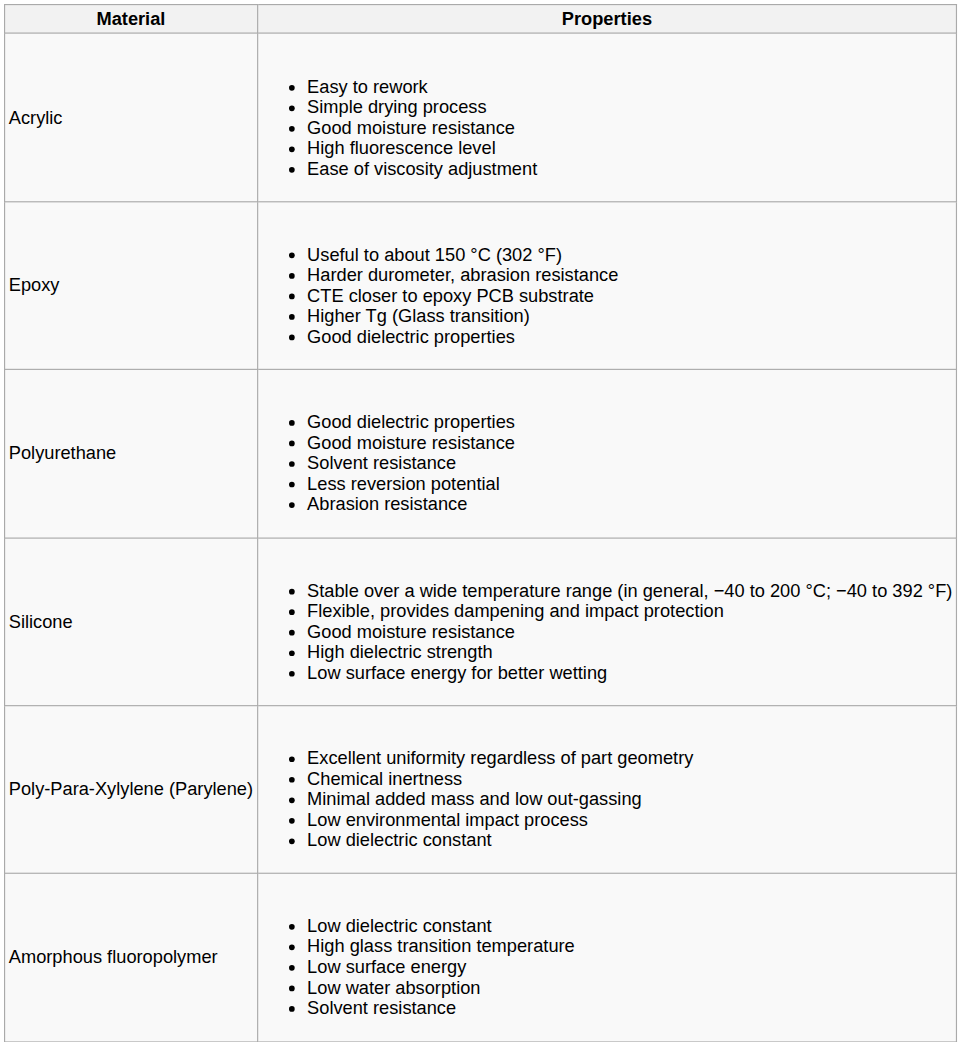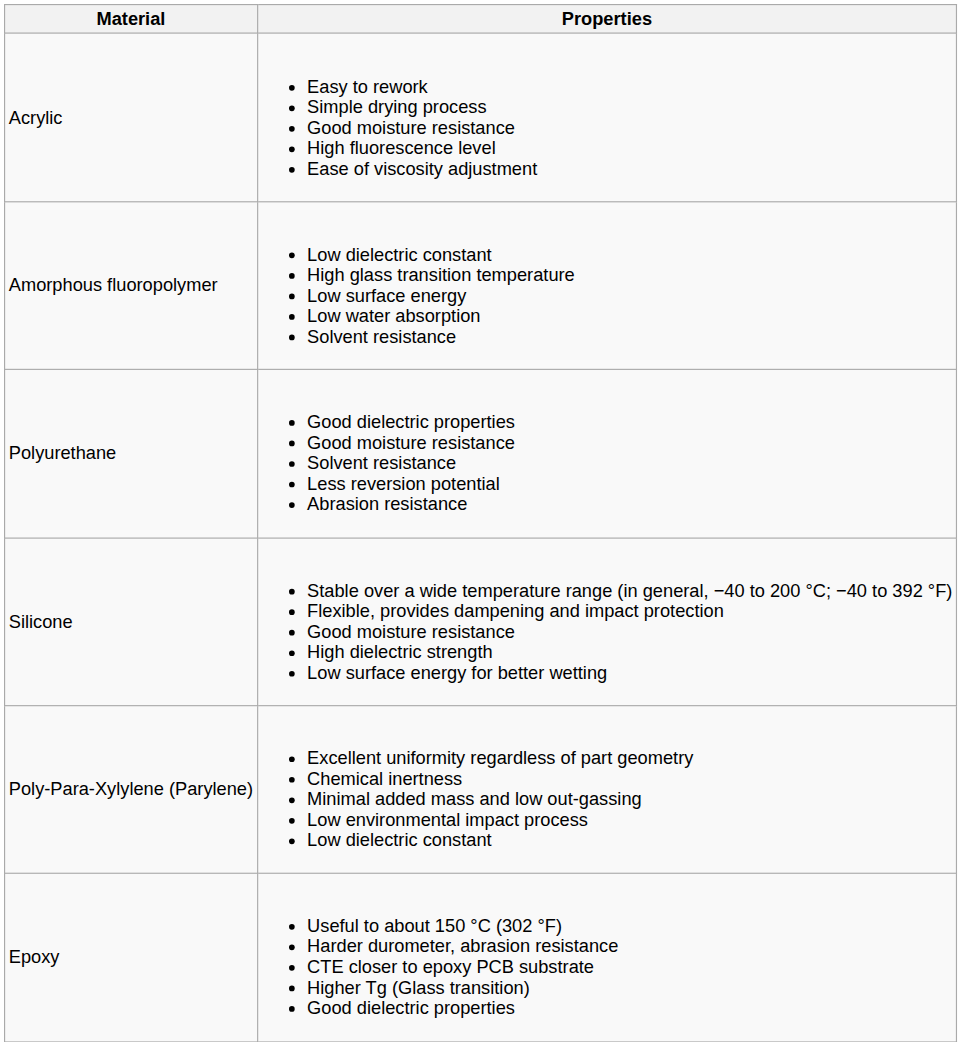rows swapped: (34, 285) <-> (113, 957)
